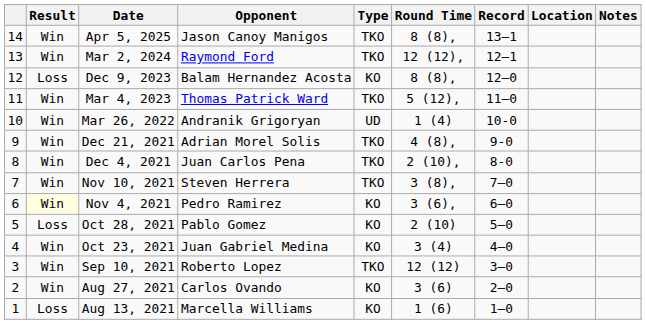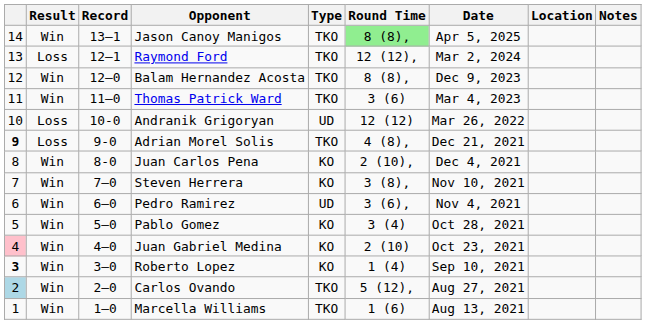columns swapped: (502, 15) <-> (128, 15)
(433, 36) no background -> (387, 36) lightgreen background
(52, 57) Win -> (52, 57) Loss
(52, 78) Loss -> (52, 78) Win
(373, 78) KO -> (327, 78) TKO
(433, 99) 5 (12), -> (387, 99) 3 (6)
(52, 120) Win -> (52, 120) Loss
(433, 120) 1 (4) -> (387, 120) 12 (12)
(15, 141) normal -> (15, 141) bold
(52, 141) Win -> (52, 141) Loss
(373, 162) TKO -> (327, 162) KO
(373, 183) TKO -> (327, 183) KO
(52, 204) lightyellow background -> (52, 204) no background
(373, 204) KO -> (327, 204) UD
(52, 225) Loss -> (52, 225) Win
(433, 225) 2 (10) -> (387, 225) 3 (4)
(15, 246) no background -> (15, 246) pink background
(433, 246) 3 (4) -> (387, 246) 2 (10)
(15, 267) normal -> (15, 267) bold
(373, 267) TKO -> (327, 267) KO
(433, 267) 12 (12) -> (387, 267) 1 (4)
(15, 288) no background -> (15, 288) lightblue background
(373, 288) KO -> (327, 288) TKO
(433, 288) 3 (6) -> (387, 288) 5 (12),
(52, 309) Loss -> (52, 309) Win
(373, 309) KO -> (327, 309) TKO
